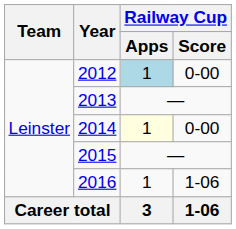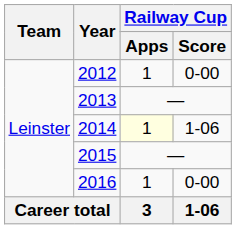(147, 73) lightblue background -> (147, 73) no background
(202, 127) 0-00 -> (202, 127) 1-06
(202, 182) 1-06 -> (202, 182) 0-00
